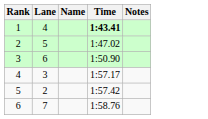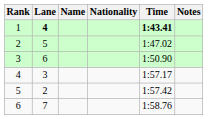+ column: (113, 12)
(45, 28) normal -> (45, 28) bold
